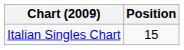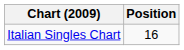(151, 34) 15 -> (151, 34) 16
